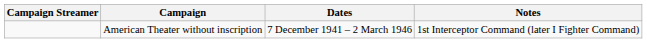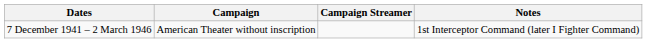columns swapped: (53, 12) <-> (340, 12)
